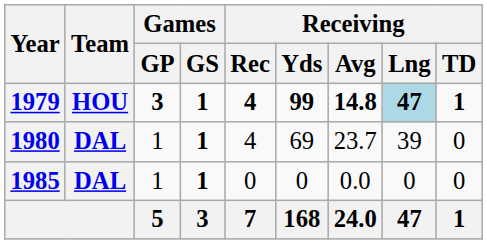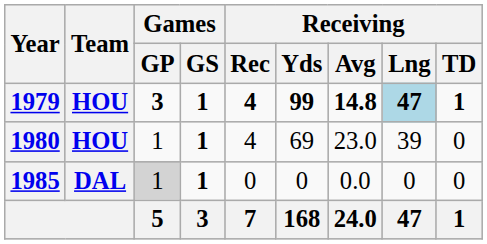(100, 141) DAL -> (100, 141) HOU
(355, 141) 23.7 -> (355, 141) 23.0
(158, 180) no background -> (158, 180) lightgrey background
